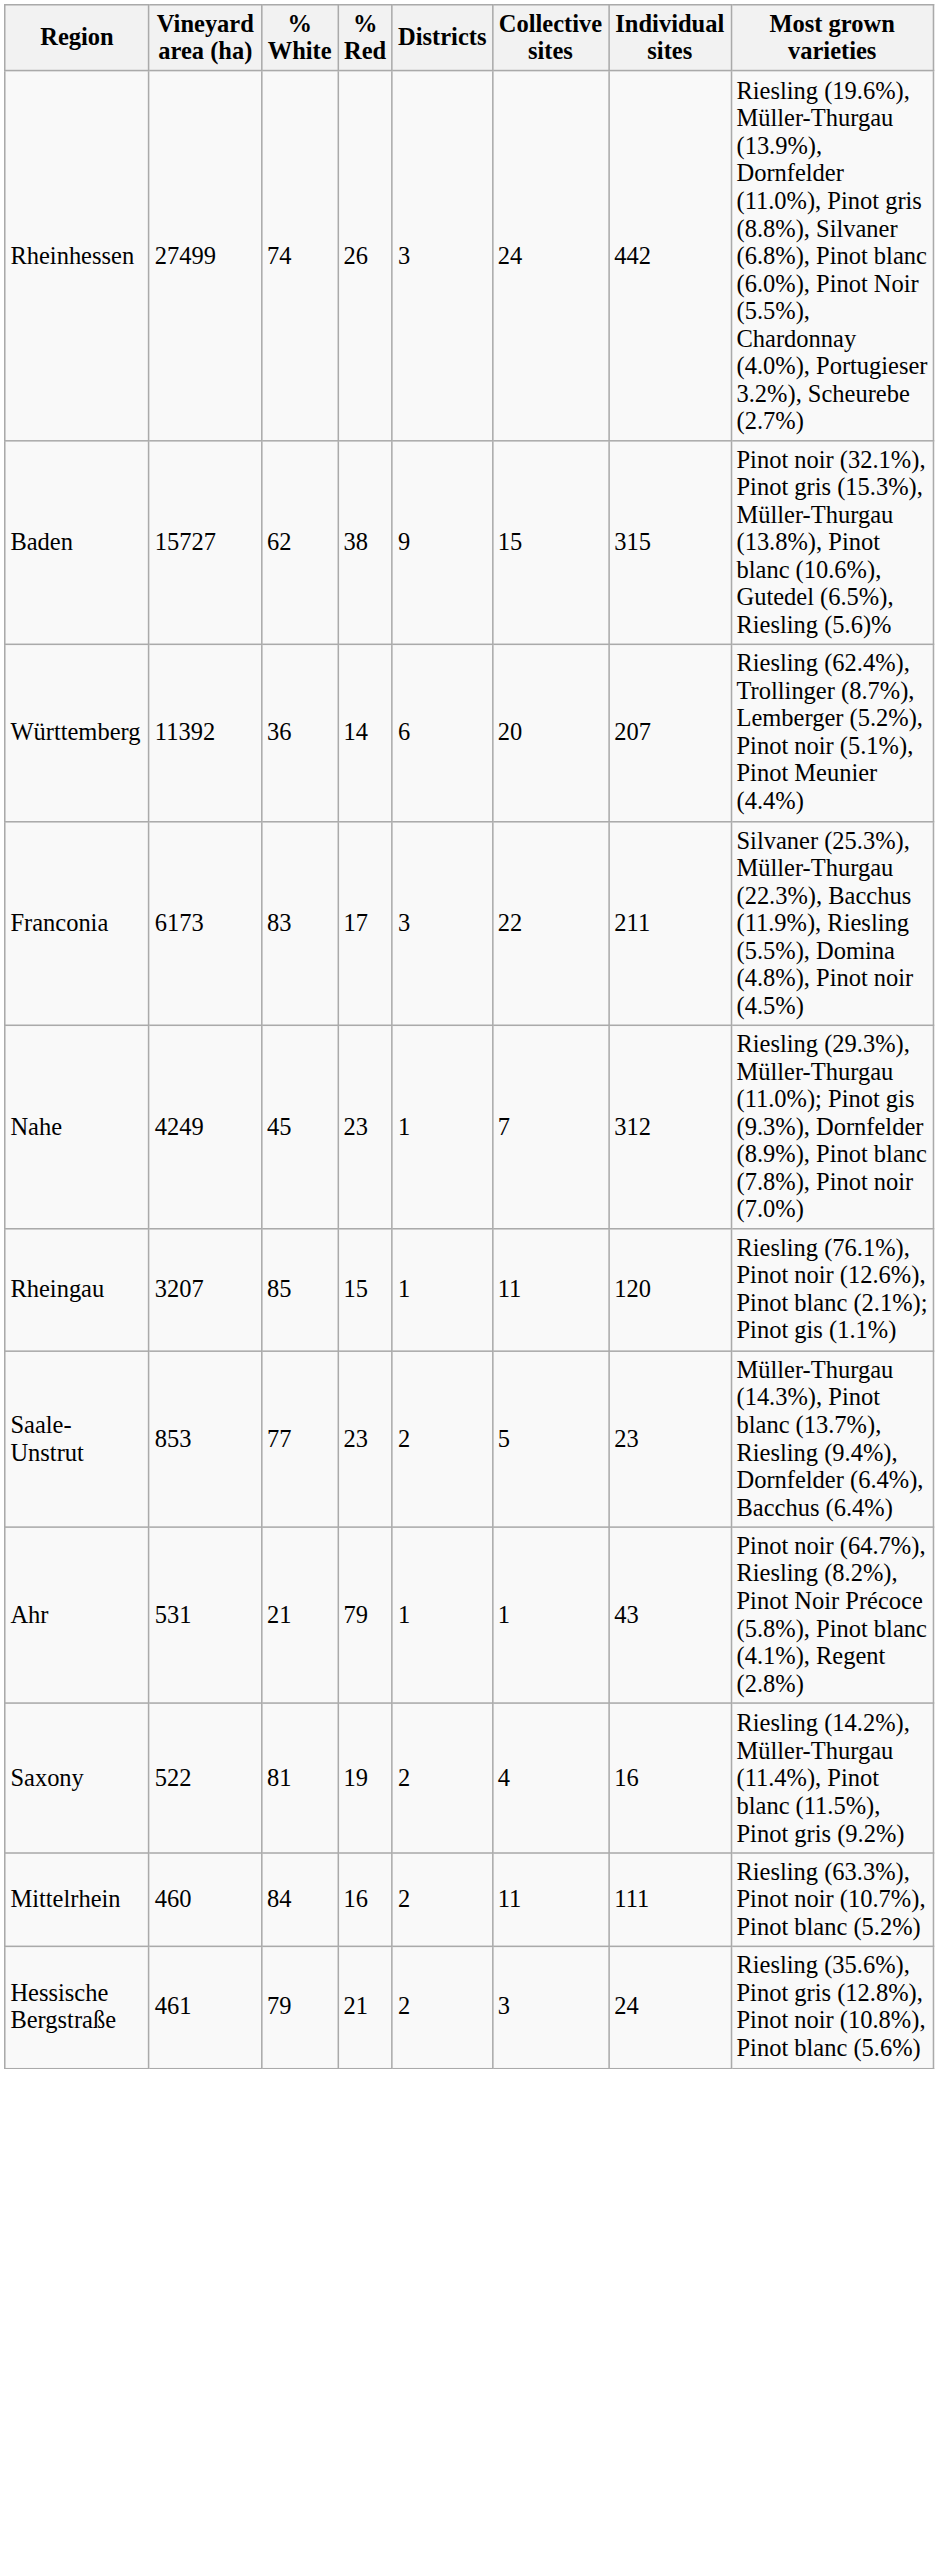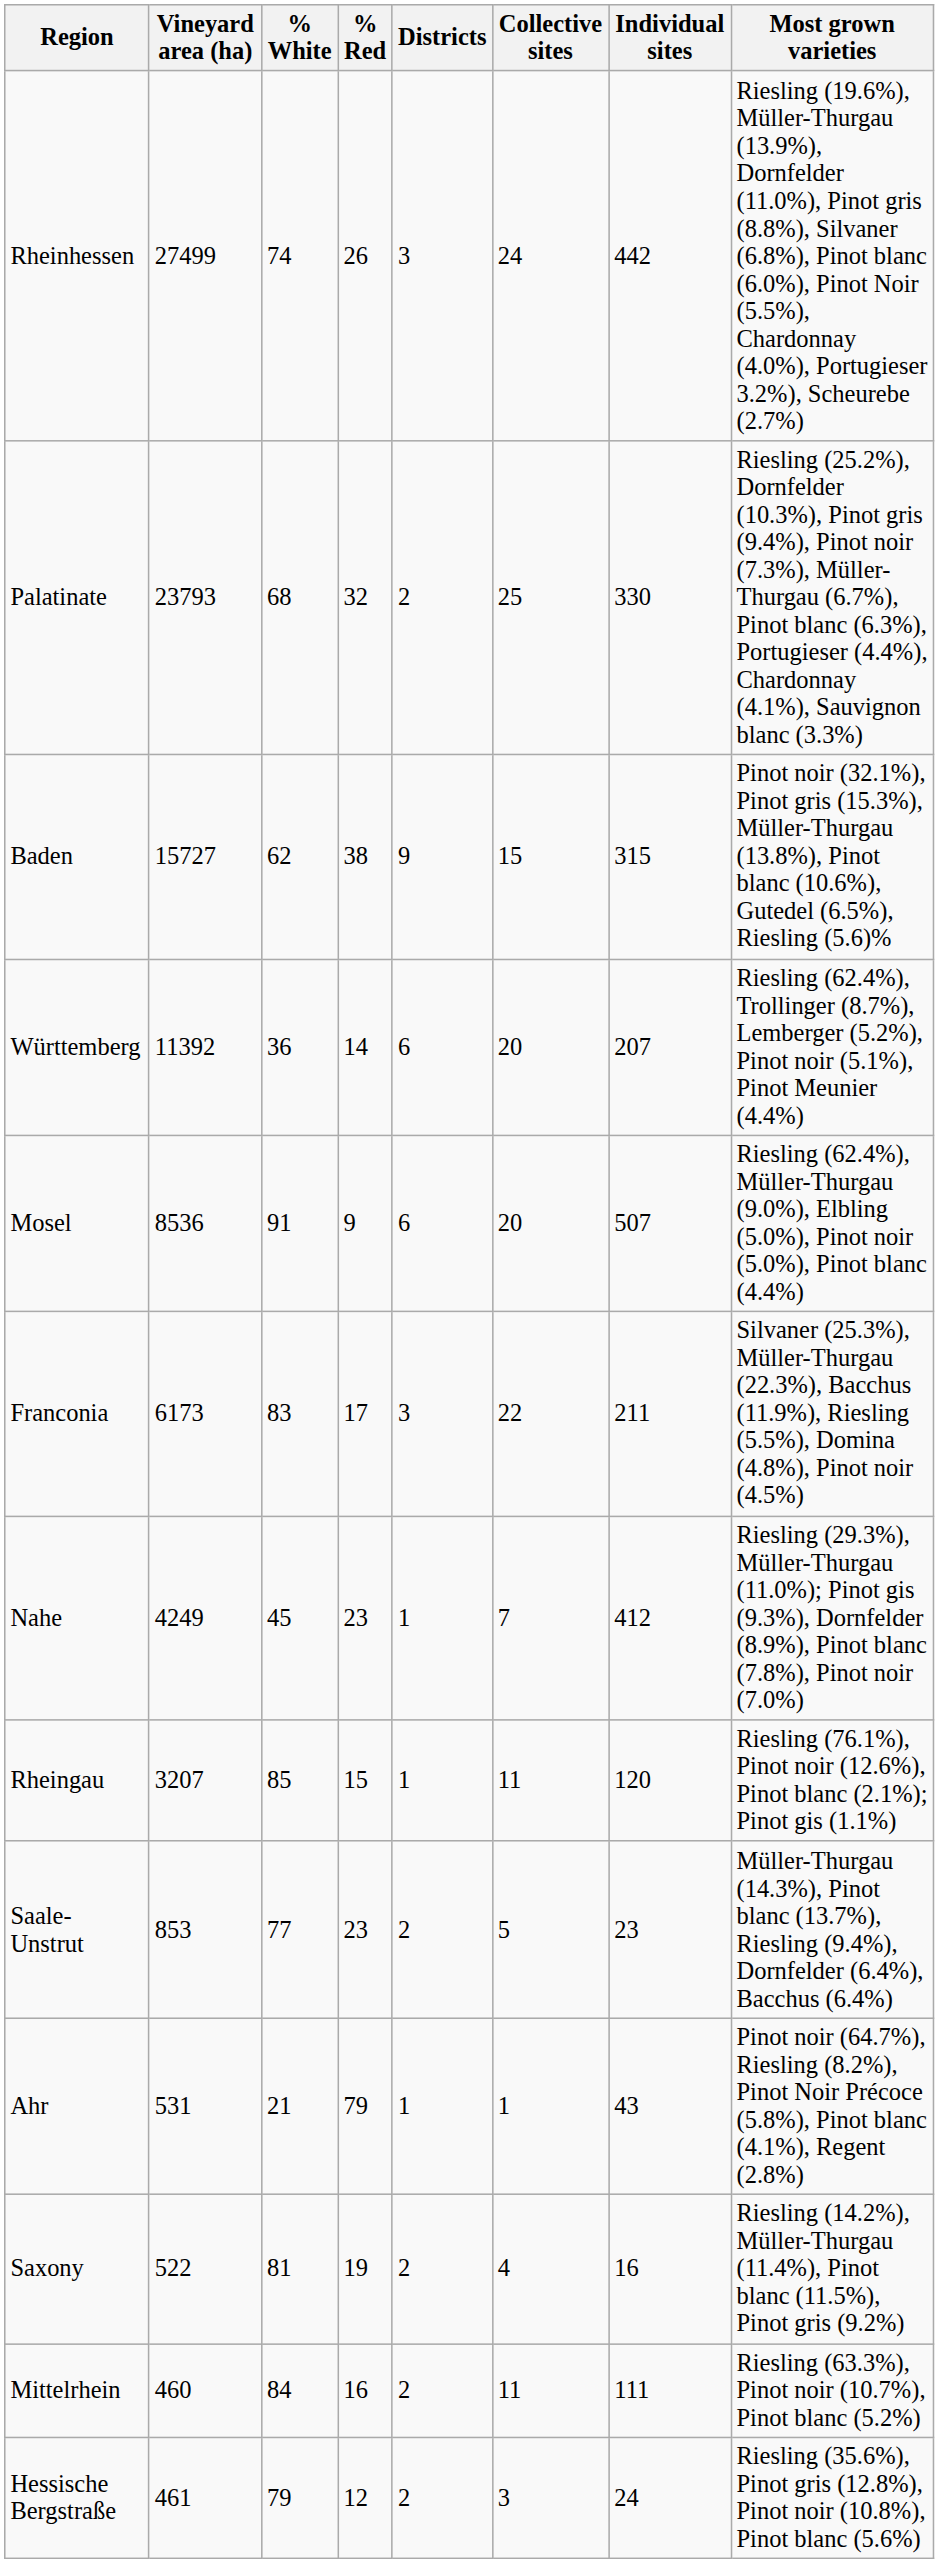+ row: (59, 597)
+ row: (41, 1223)
(633, 1126) 312 -> (633, 1617) 412
(356, 2006) 21 -> (356, 2497) 12
